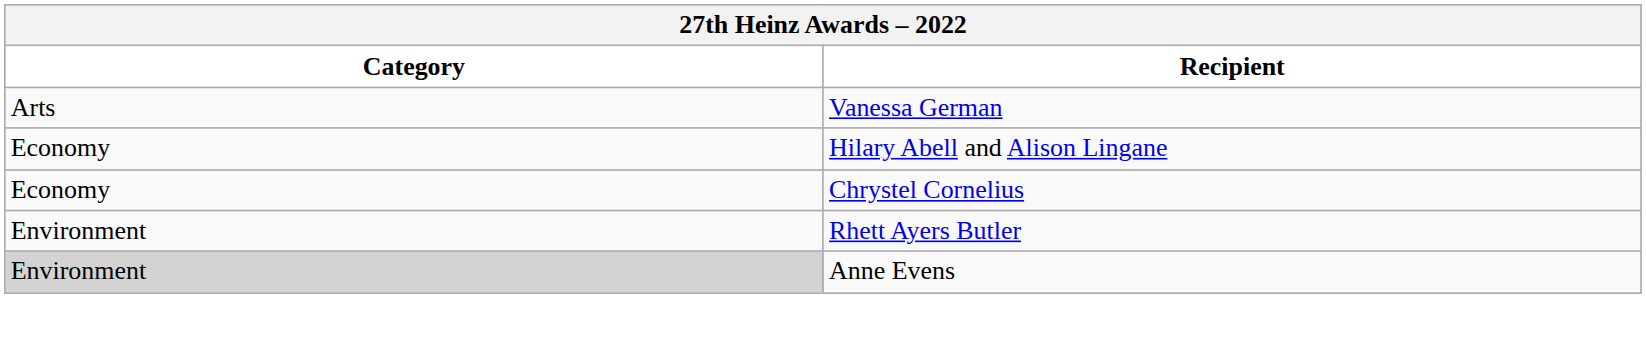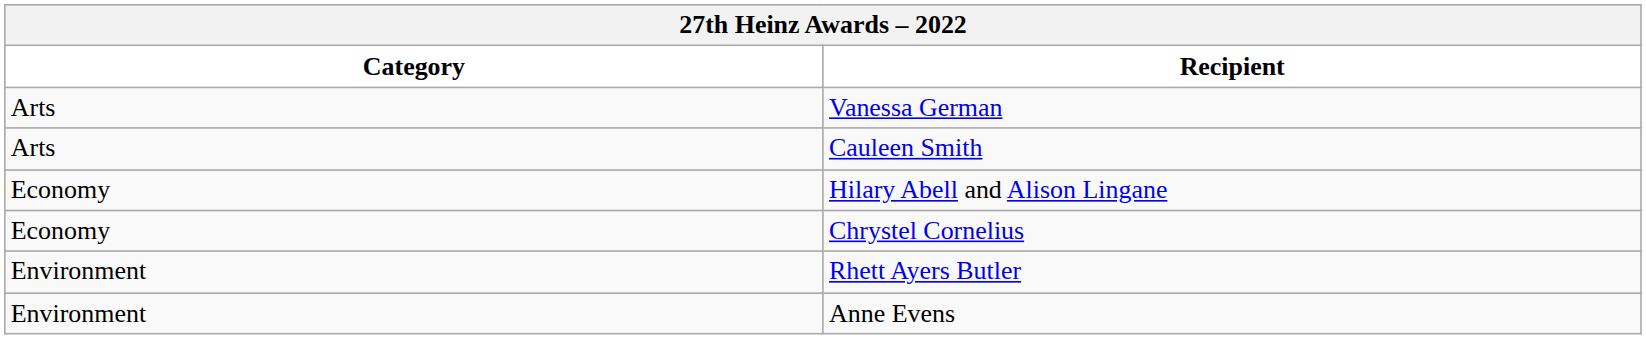+ row: (906, 148)
(78, 271) lightgrey background -> (78, 312) no background
